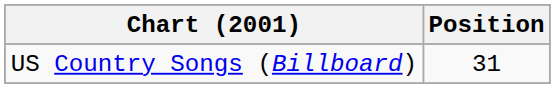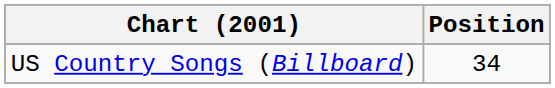(487, 64) 31 -> (487, 64) 34
